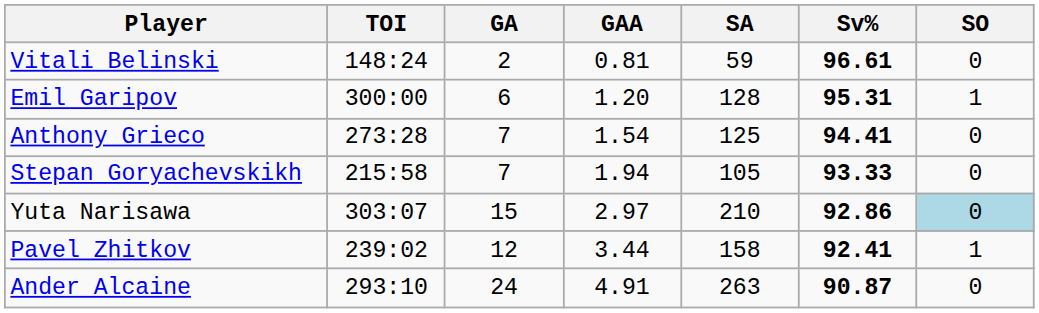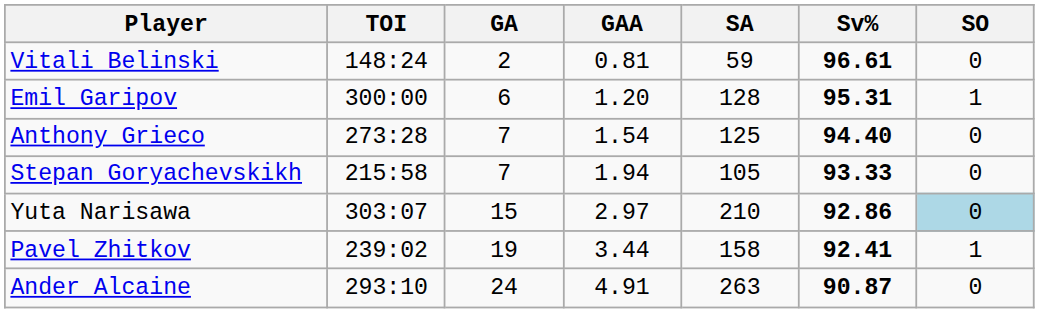(858, 137) 94.41 -> (858, 137) 94.40
(504, 250) 12 -> (504, 250) 19
